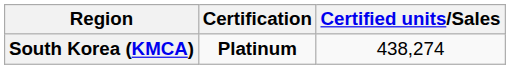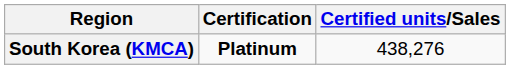(410, 49) 438,274 -> (410, 49) 438,276
